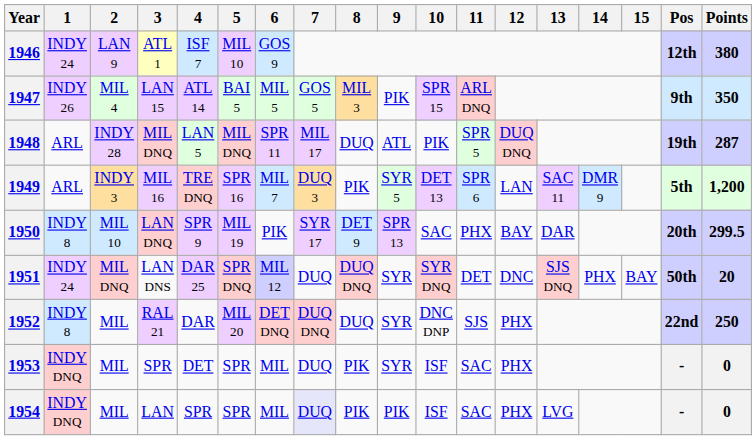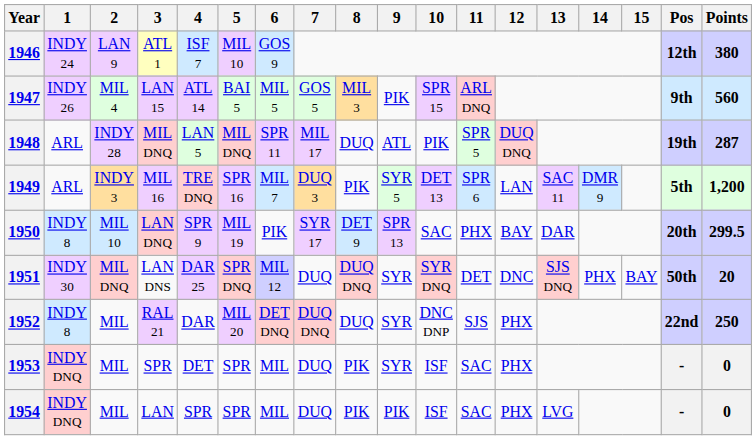(727, 98) 350 -> (727, 98) 560
(67, 277) INDY 24 -> (67, 277) INDY 30
(315, 412) lavender background -> (315, 412) no background
